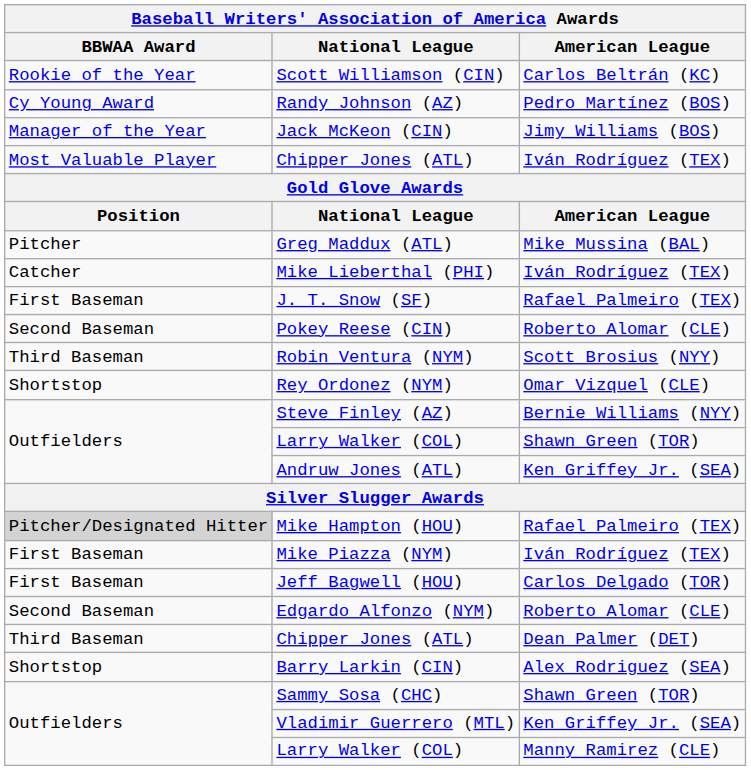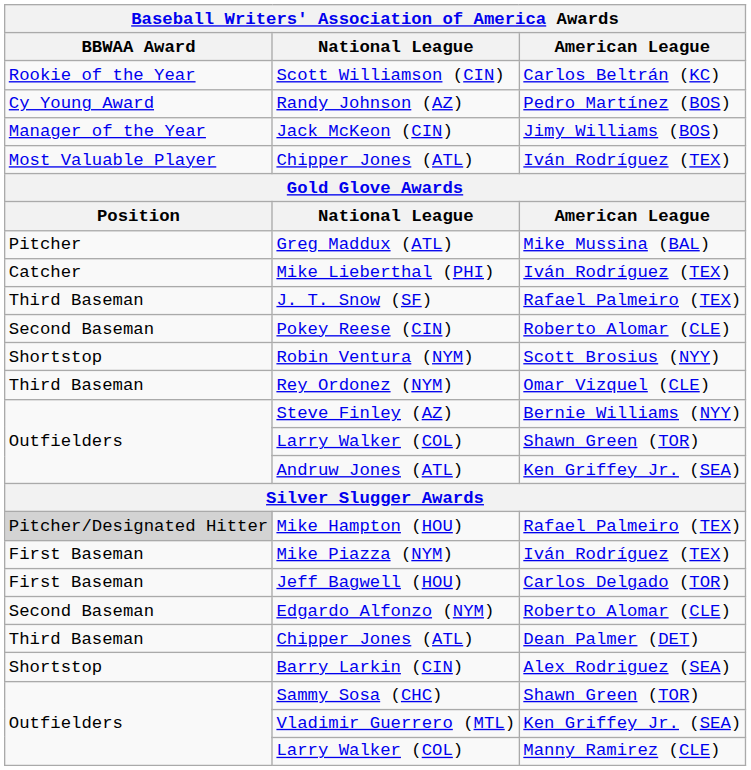(76, 301) First Baseman -> (76, 301) Third Baseman
(76, 357) Third Baseman -> (55, 357) Shortstop
(55, 385) Shortstop -> (76, 385) Third Baseman
